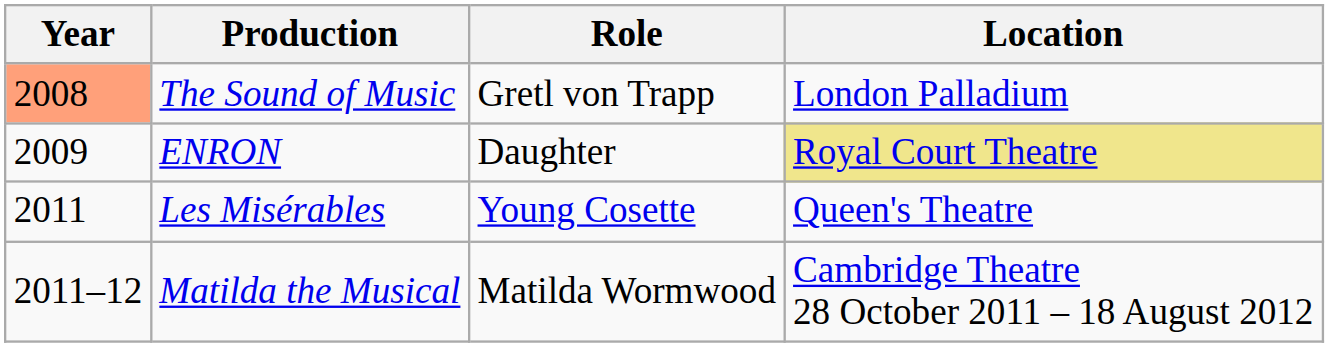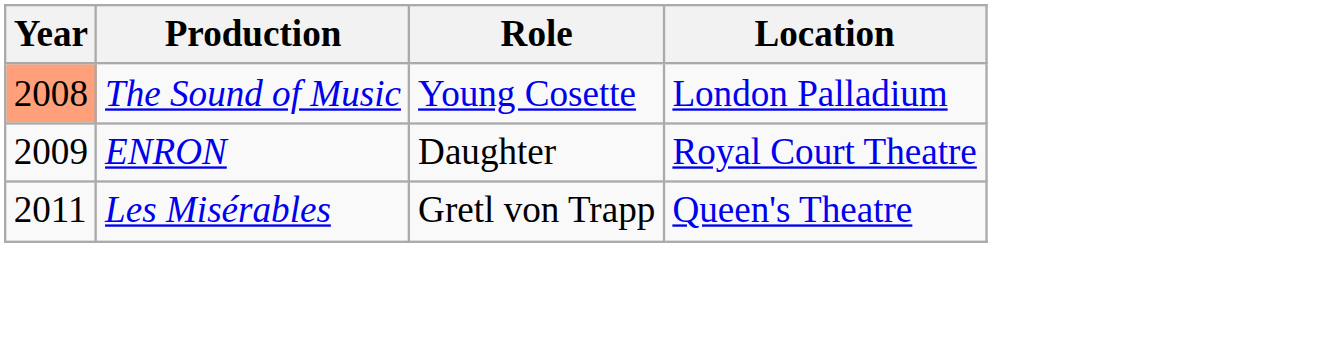(596, 92) Gretl von Trapp -> (527, 92) Young Cosette
(945, 151) khaki background -> (825, 151) no background
(587, 210) Young Cosette -> (537, 210) Gretl von Trapp
- row: (310, 290)
